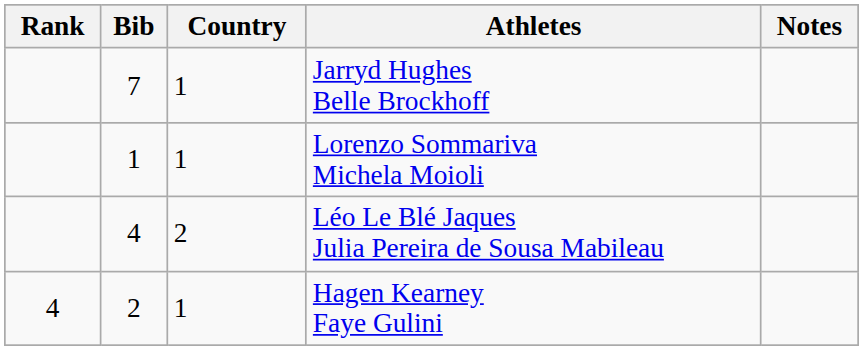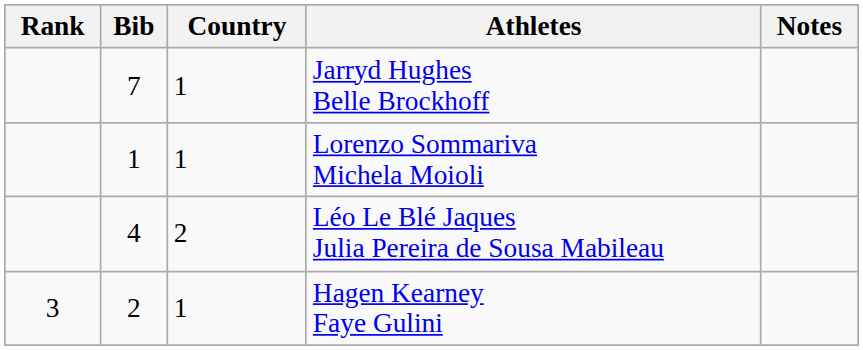(53, 307) 4 -> (53, 307) 3
